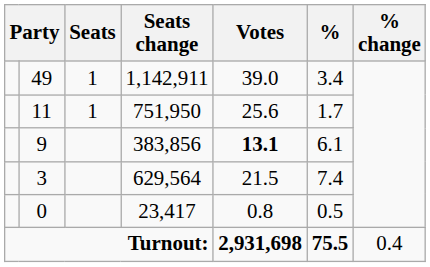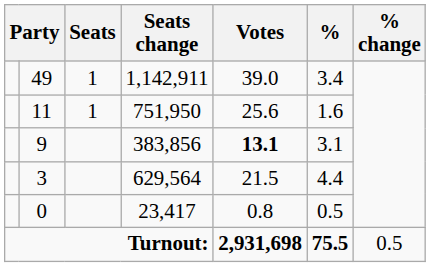(330, 111) 1.7 -> (330, 111) 1.6
(330, 144) 6.1 -> (330, 144) 3.1
(330, 177) 7.4 -> (330, 177) 4.4
(389, 244) 0.4 -> (389, 244) 0.5
